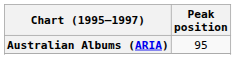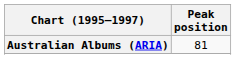(201, 45) 95 -> (201, 45) 81
